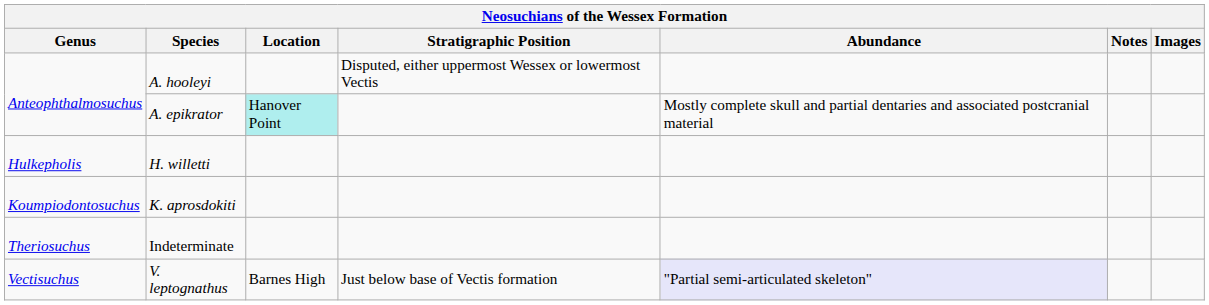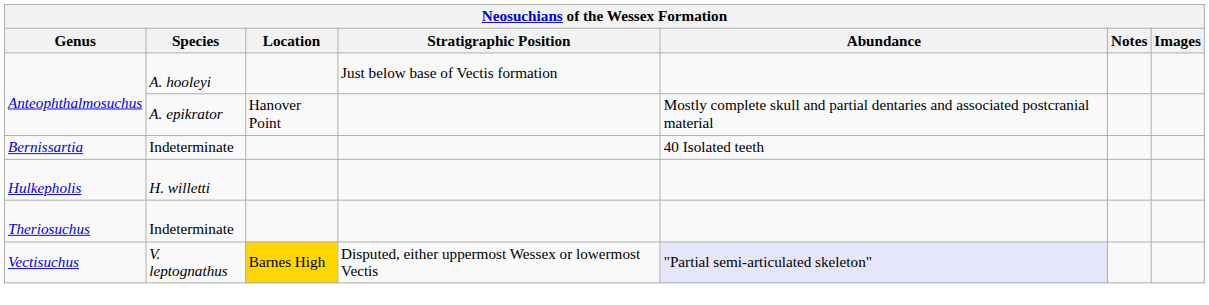(491, 73) Disputed, either uppermost Wessex or lowermost Vectis -> (449, 73) Just below base of Vectis formation
(275, 114) paleturquoise background -> (275, 114) no background
+ row: (46, 147)
- row: (74, 205)
(287, 279) no background -> (287, 262) gold background
(449, 279) Just below base of Vectis formation -> (491, 262) Disputed, either uppermost Wessex or lowermost Vectis
